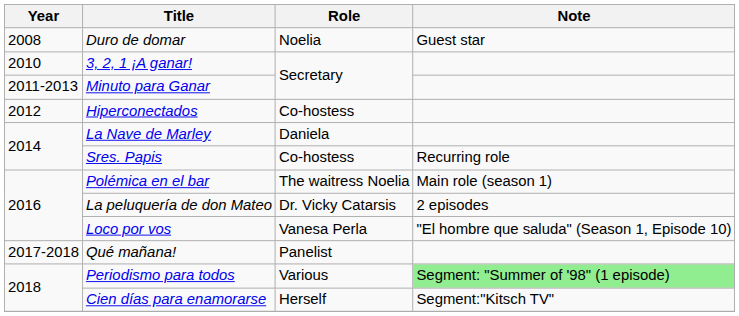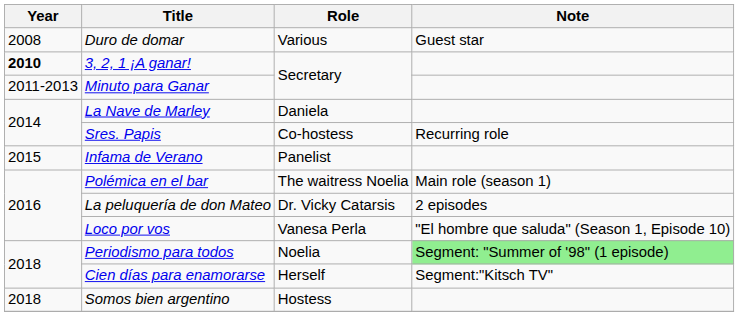(300, 39) Noelia -> (302, 39) Various
(24, 63) normal -> (24, 63) bold
- row: (142, 110)
+ row: (144, 157)
- row: (131, 252)
(304, 275) Various -> (299, 252) Noelia
+ row: (157, 299)
